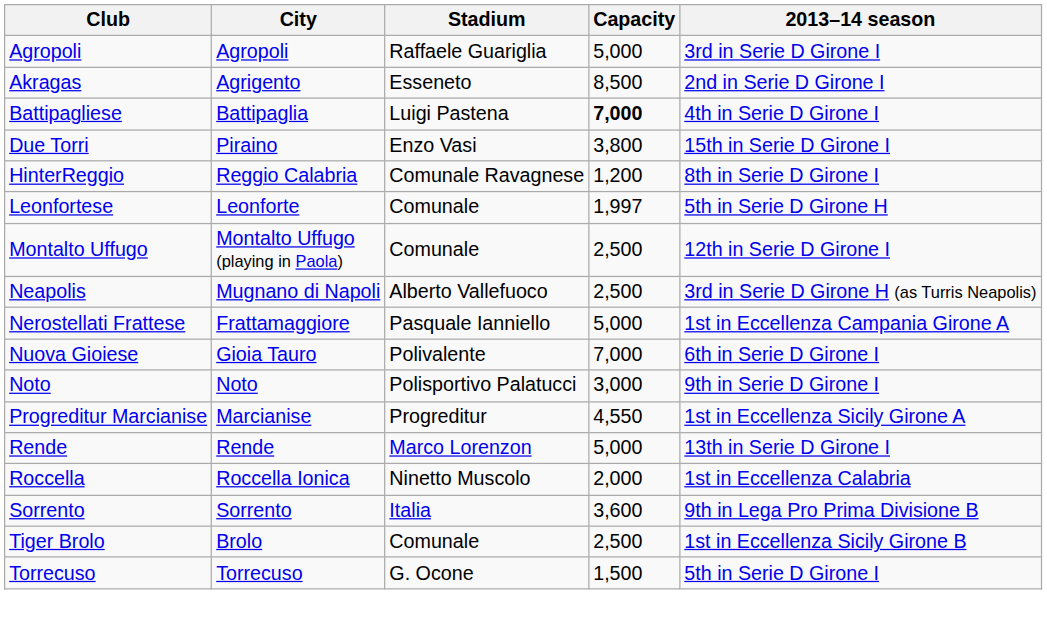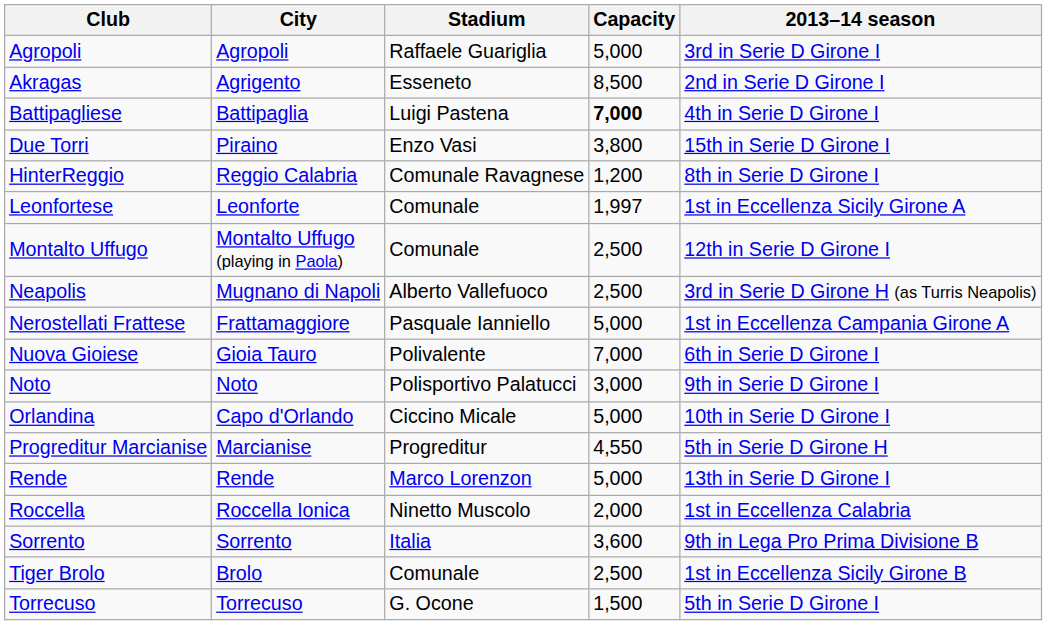(786, 207) 5th in Serie D Girone H -> (825, 207) 1st in Eccellenza Sicily Girone A
+ row: (52, 416)
(825, 416) 1st in Eccellenza Sicily Girone A -> (786, 447) 5th in Serie D Girone H
